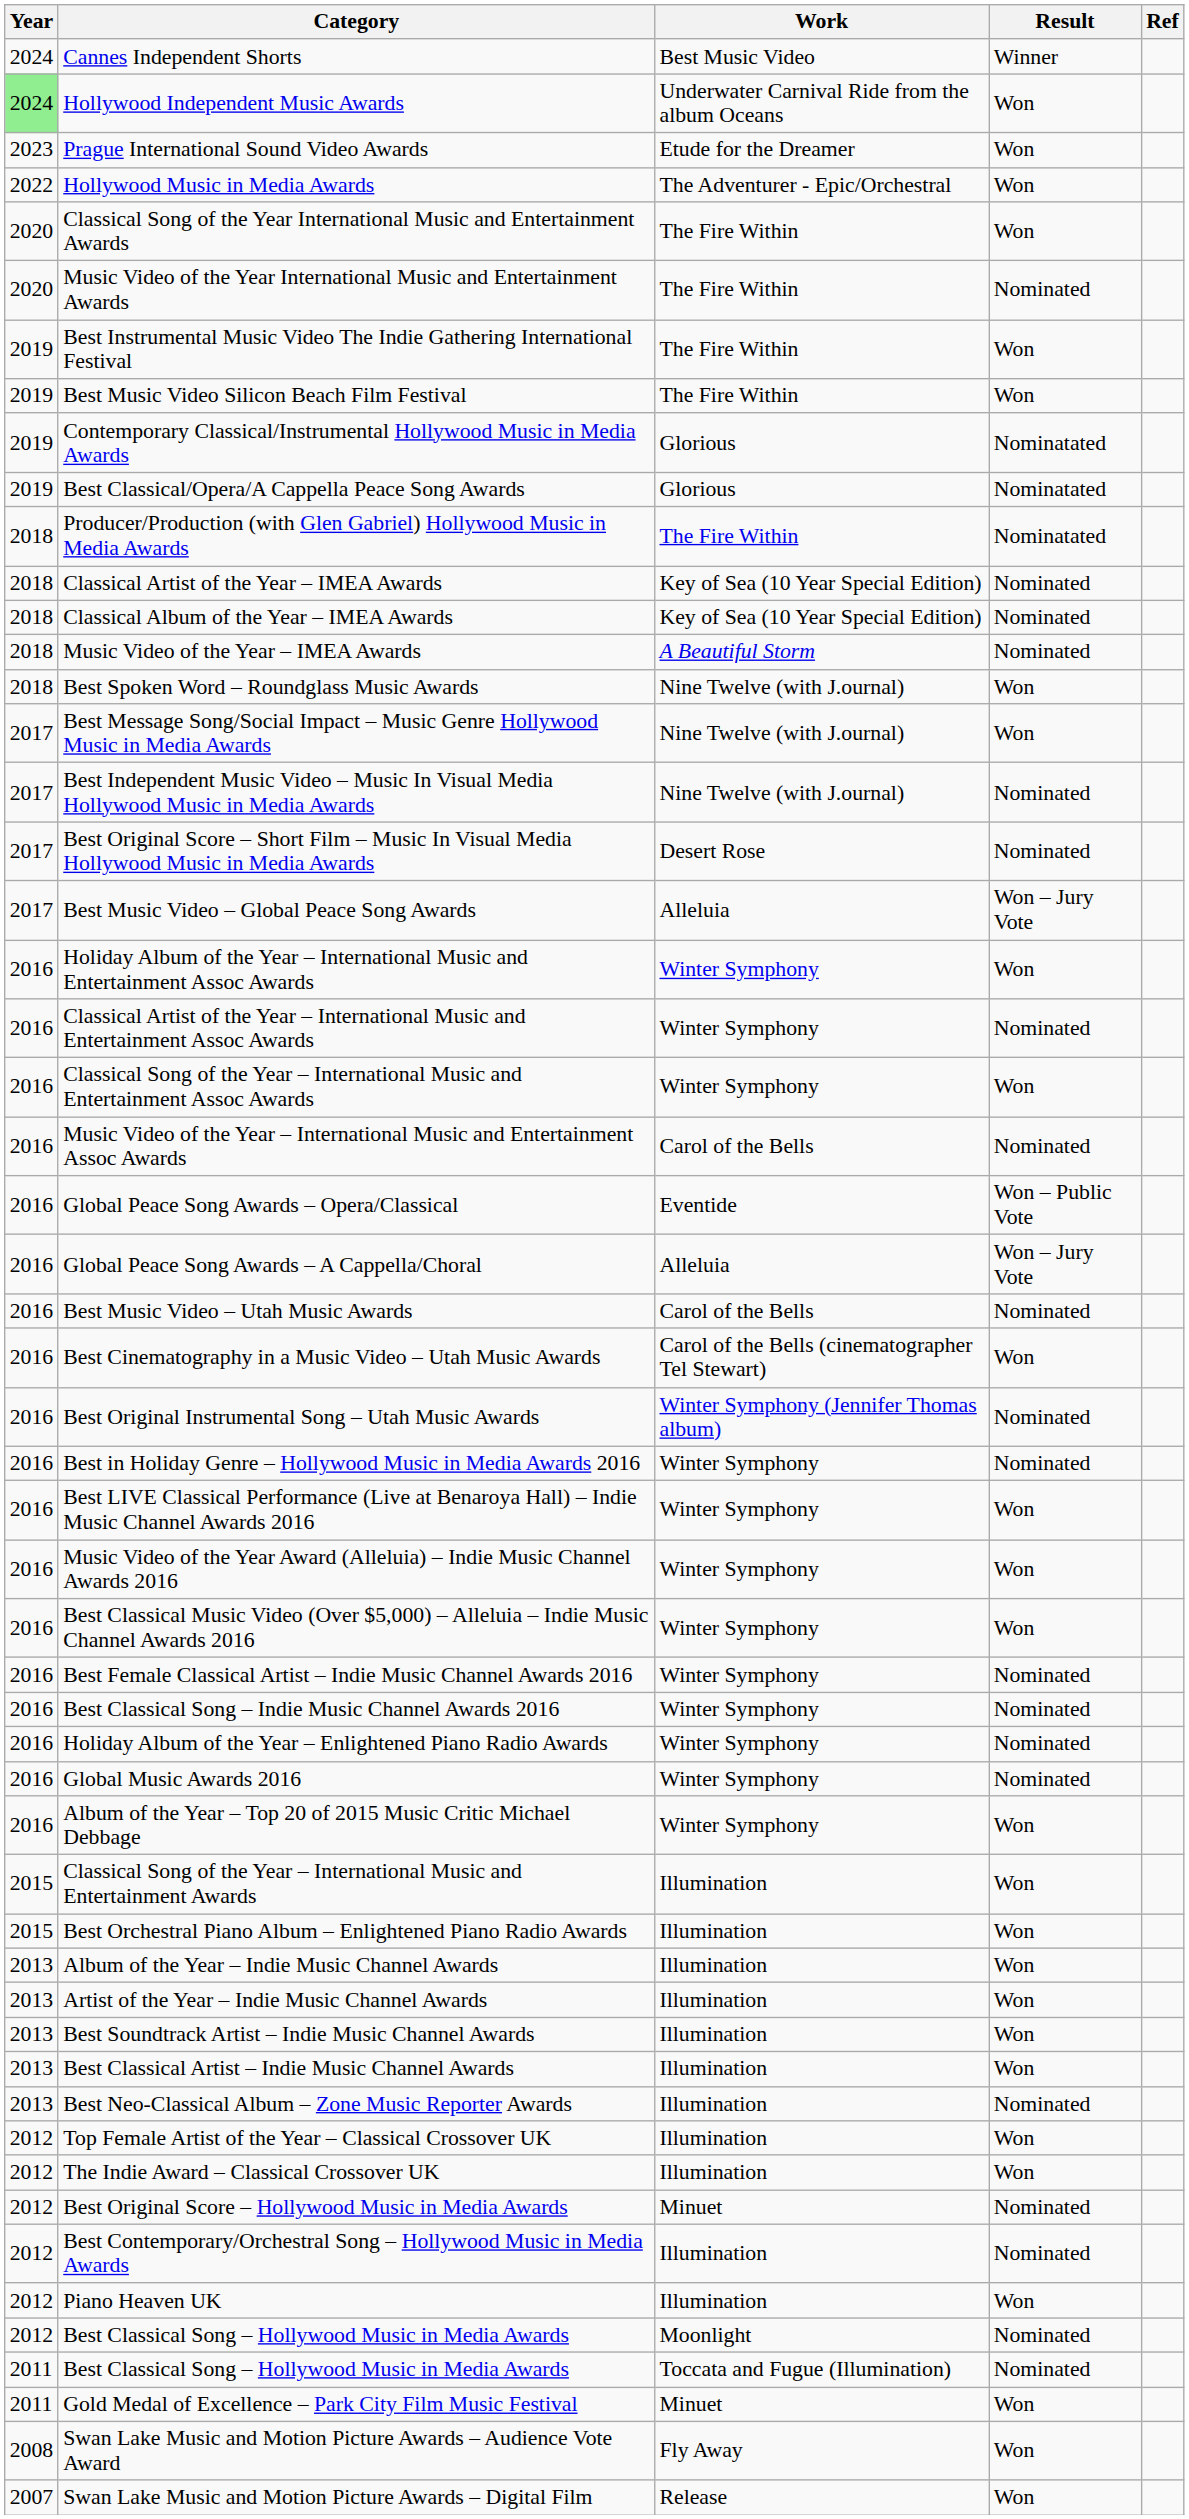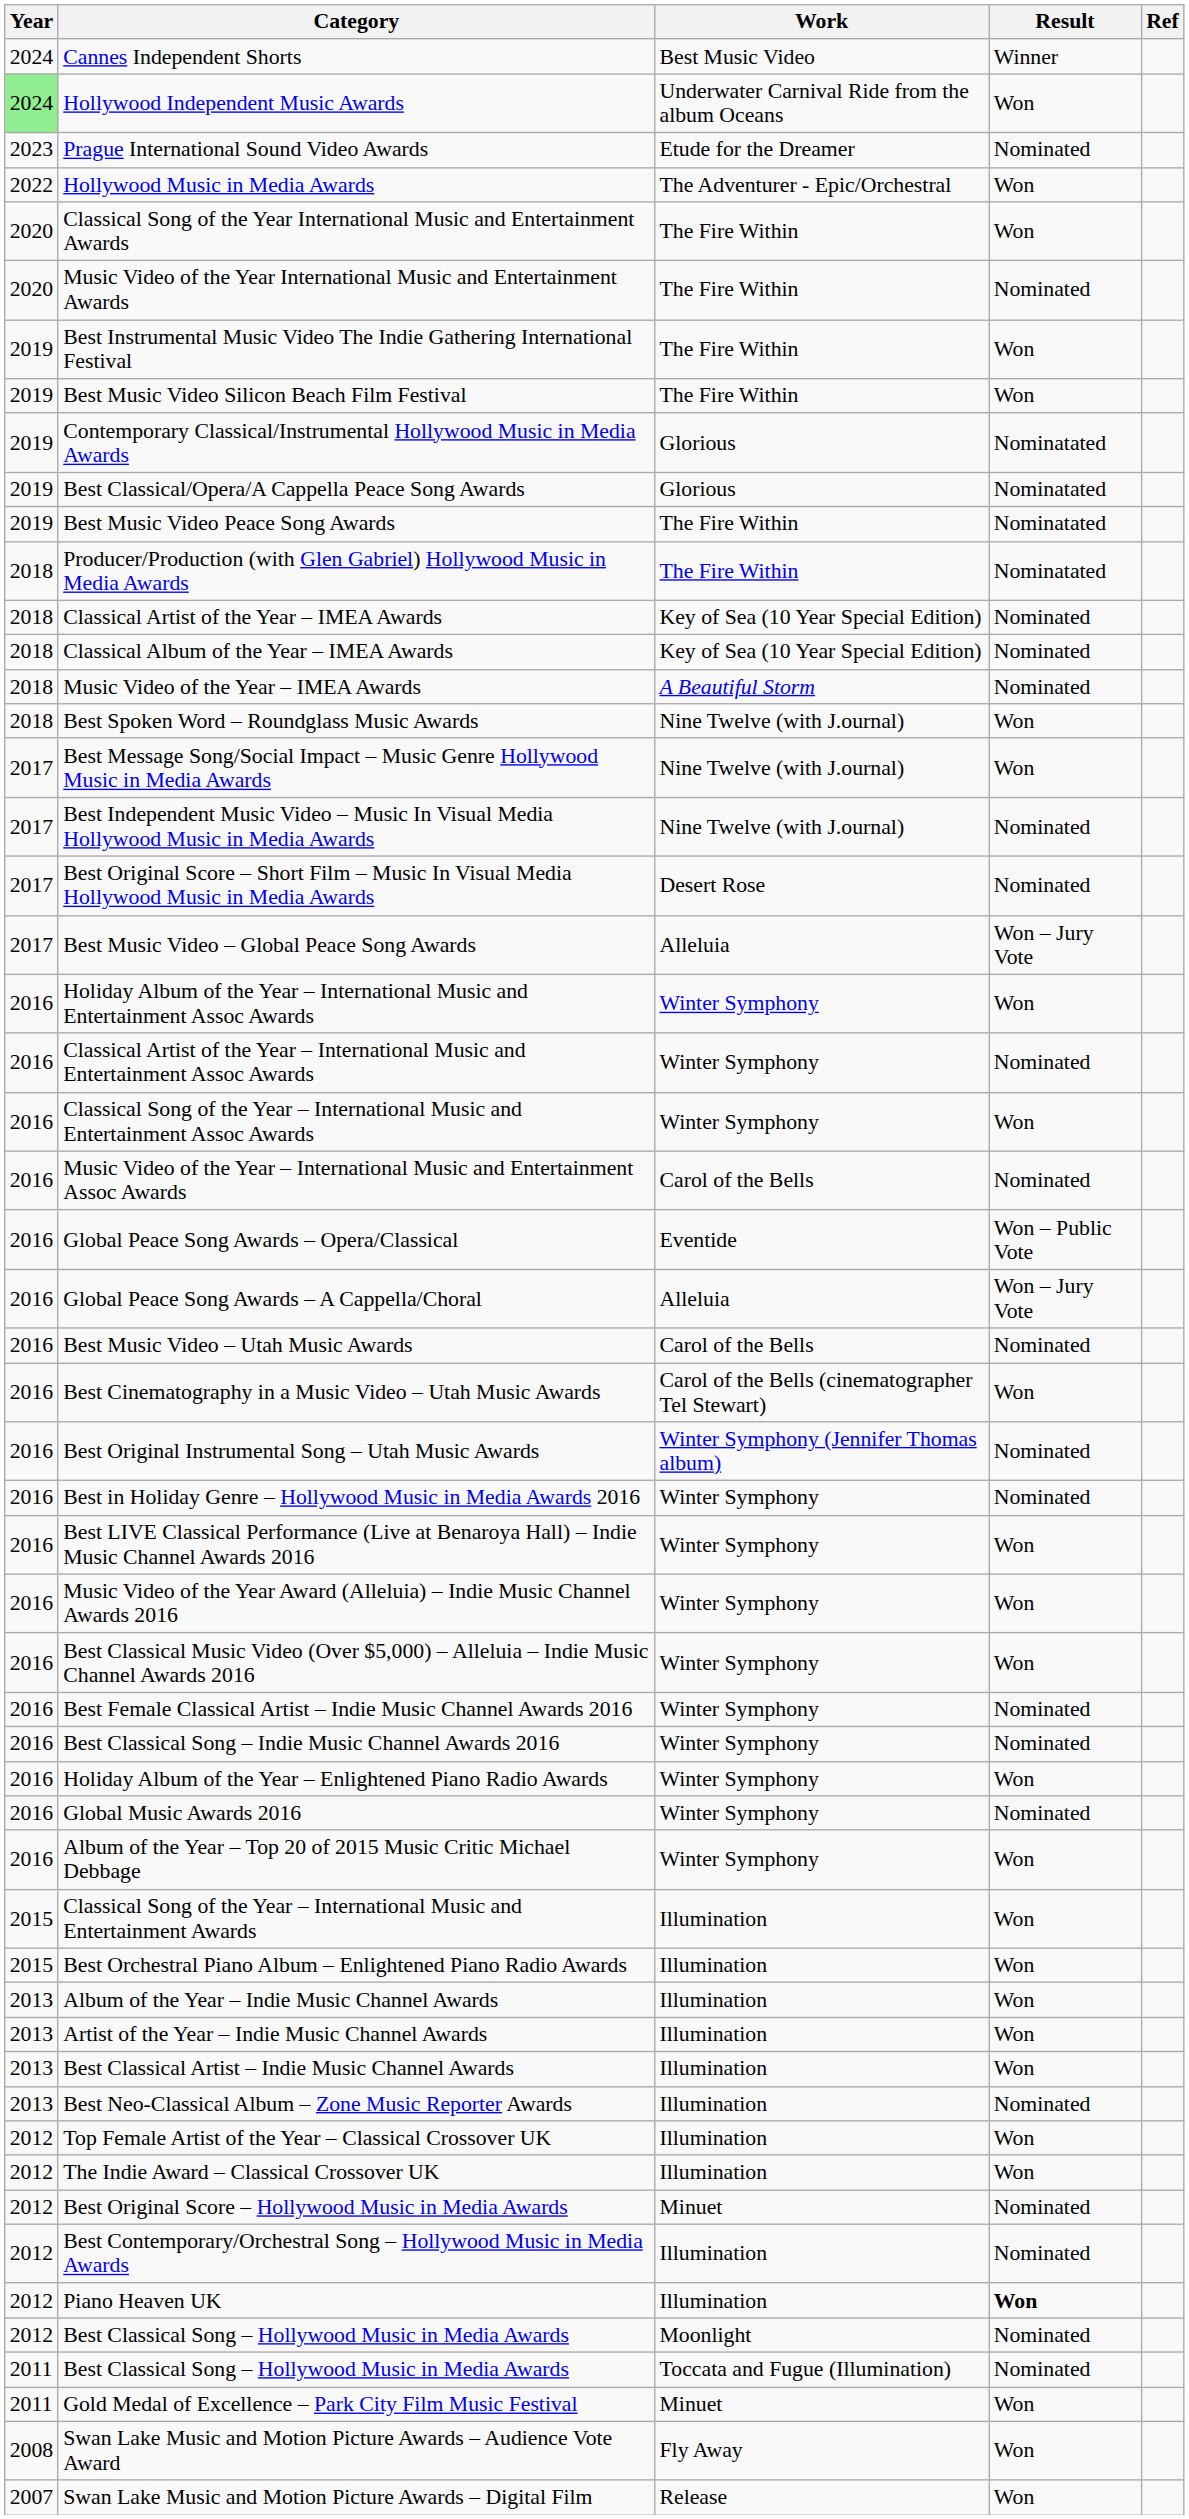(1014, 149) Won -> (1042, 149) Nominated
+ row: (229, 523)
(1042, 1743) Nominated -> (1014, 1778) Won
- row: (299, 2034)
(1014, 2300) normal -> (1016, 2300) bold
